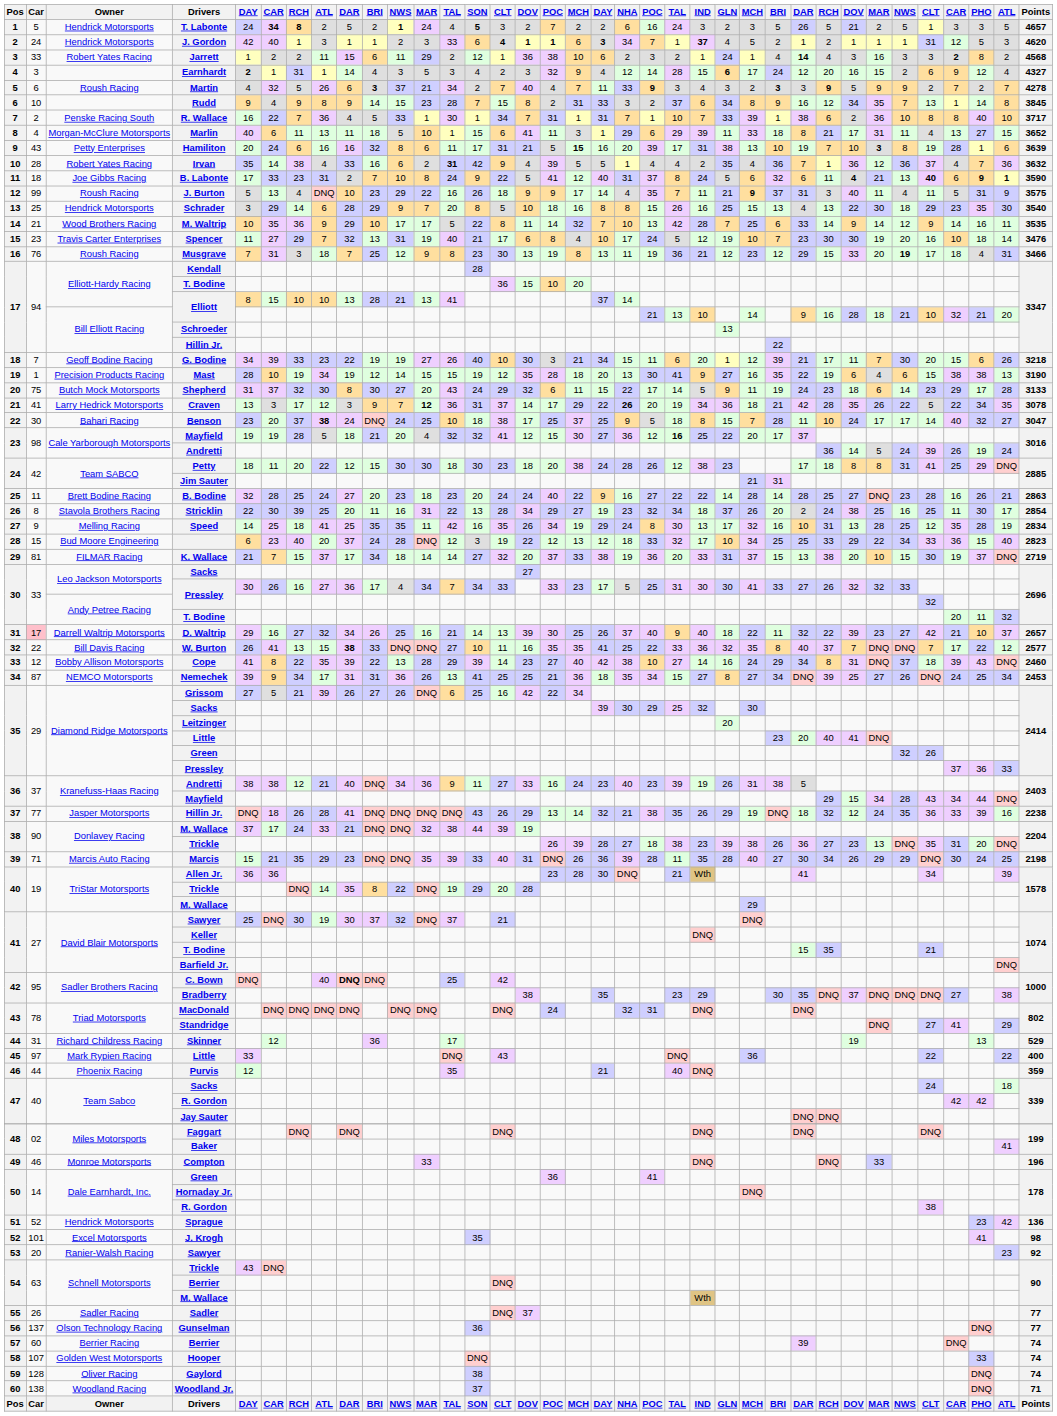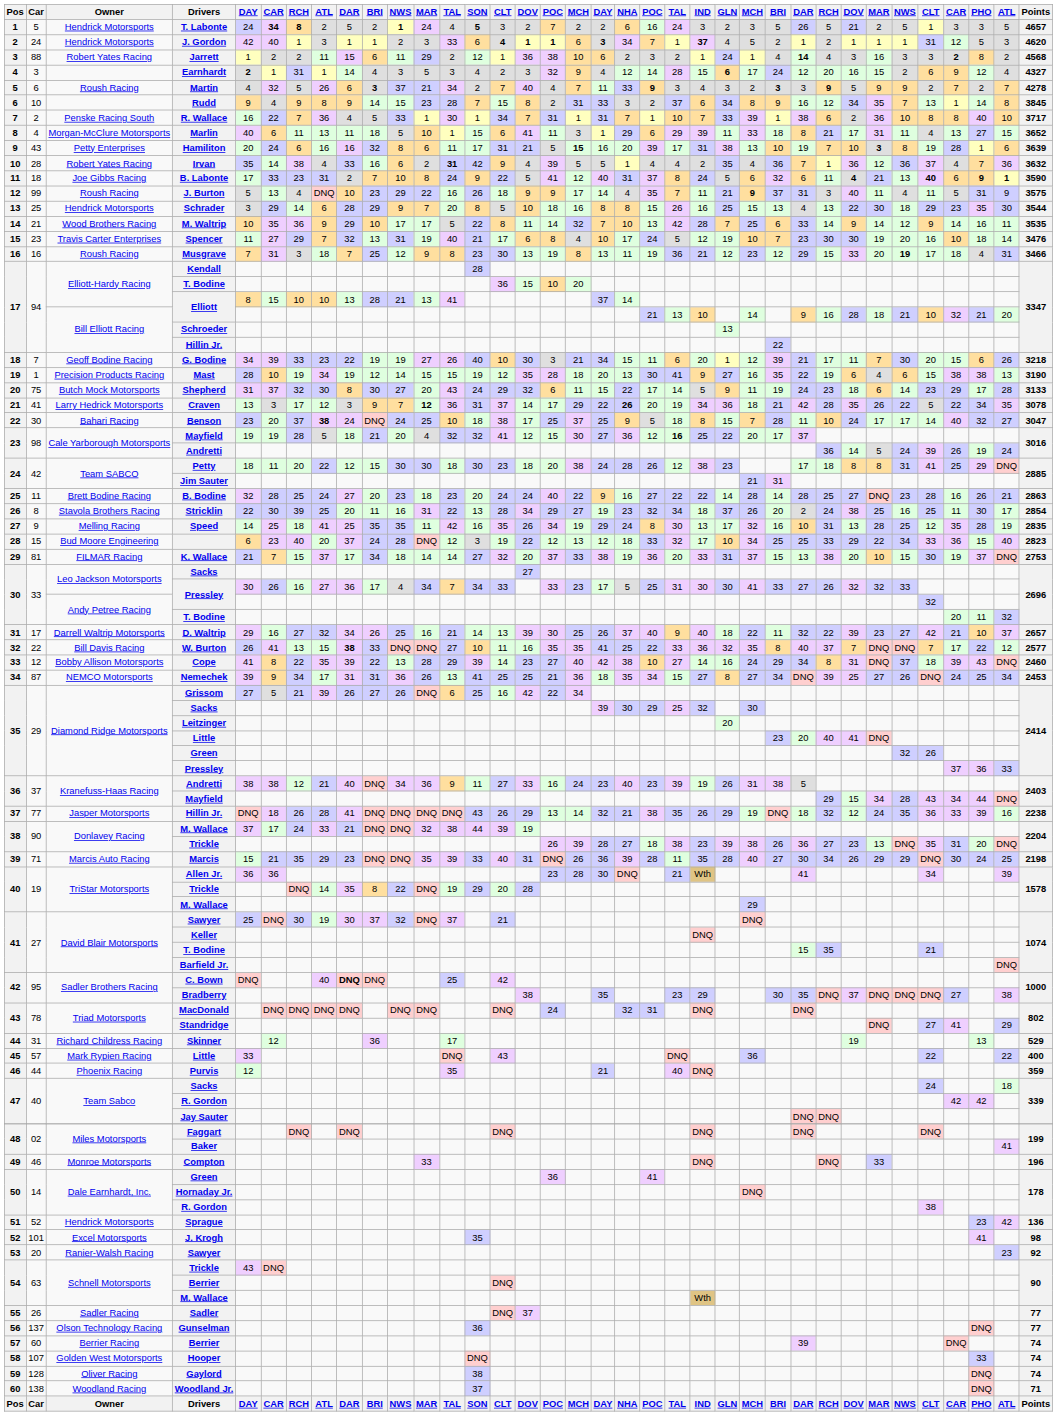(36, 58) 33 -> (36, 58) 88
(1036, 209) 3540 -> (1036, 209) 3544
(36, 254) 76 -> (36, 254) 16
(1036, 527) 2834 -> (1036, 527) 2835
(1036, 557) 2719 -> (1036, 557) 2753
(36, 633) pink background -> (36, 633) no background
(36, 1056) 97 -> (36, 1056) 57
